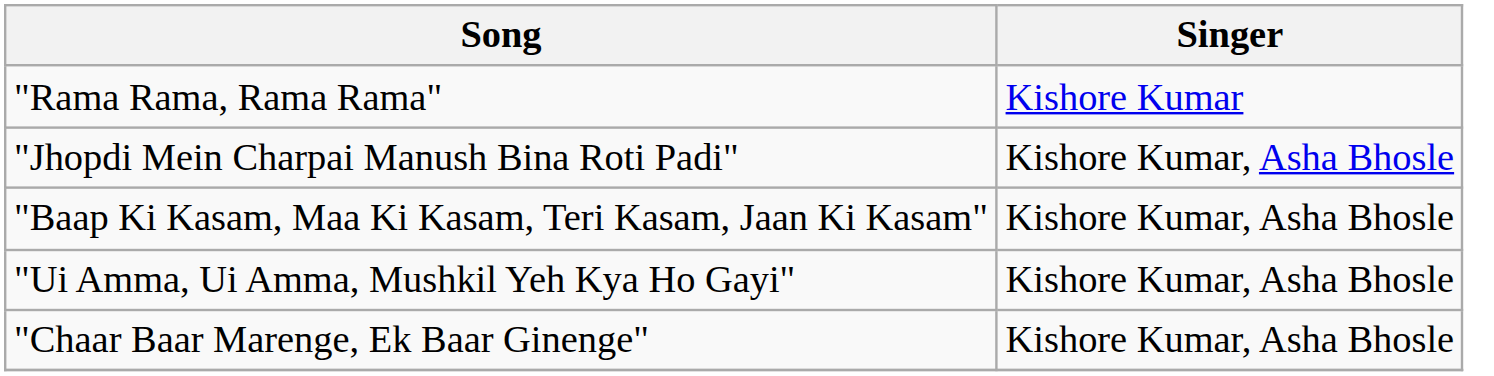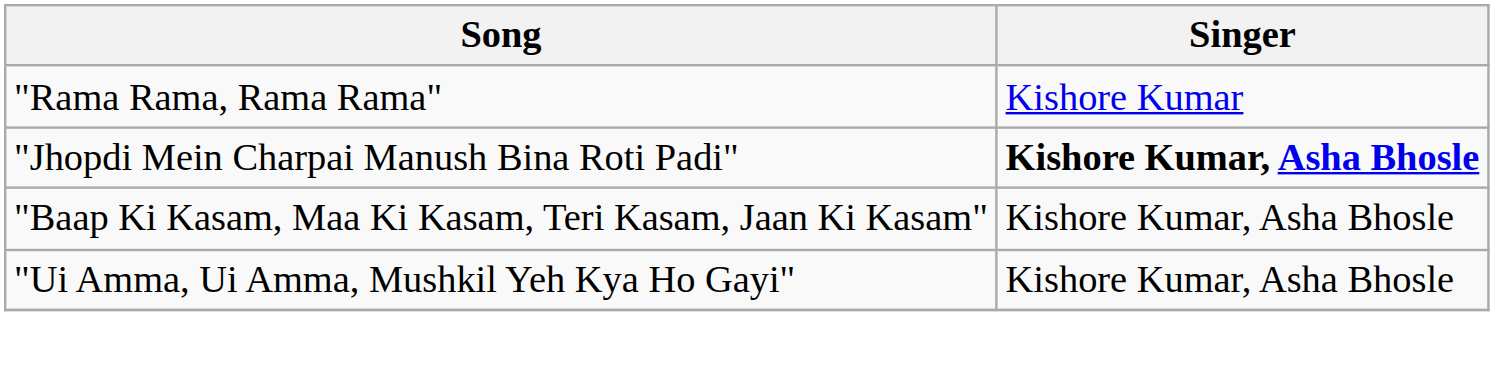(1230, 156) normal -> (1242, 156) bold
- row: (331, 339)
